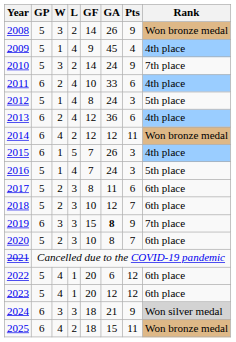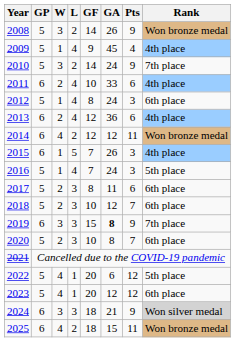(165, 100) 5th place -> (165, 100) 6th place
(165, 275) 6th place -> (165, 275) 5th place
